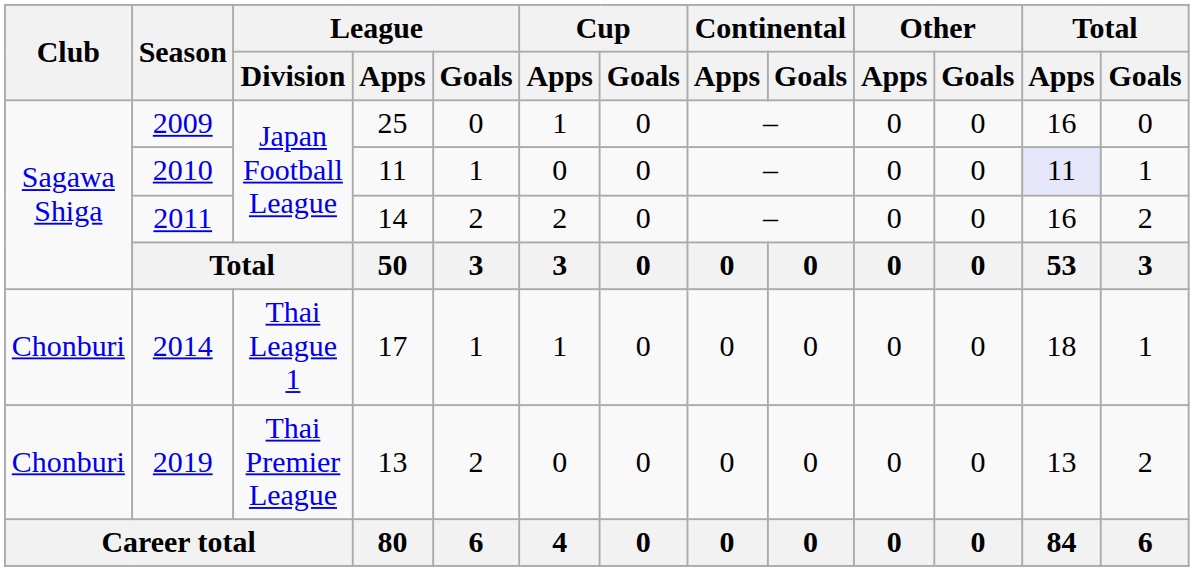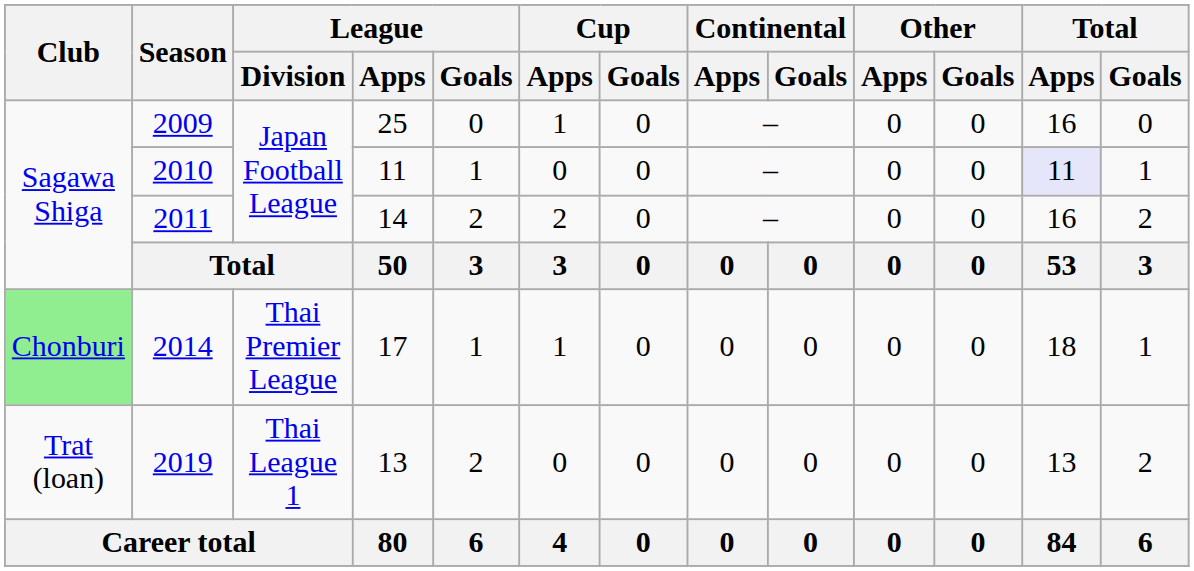(68, 346) no background -> (68, 346) lightgreen background
(293, 346) Thai League 1 -> (293, 346) Thai Premier League
(68, 461) Chonburi -> (68, 461) Trat (loan)
(293, 461) Thai Premier League -> (293, 461) Thai League 1
